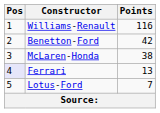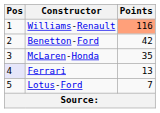(145, 27) no background -> (145, 27) lightsalmon background
(147, 56) 38 -> (147, 56) 35
